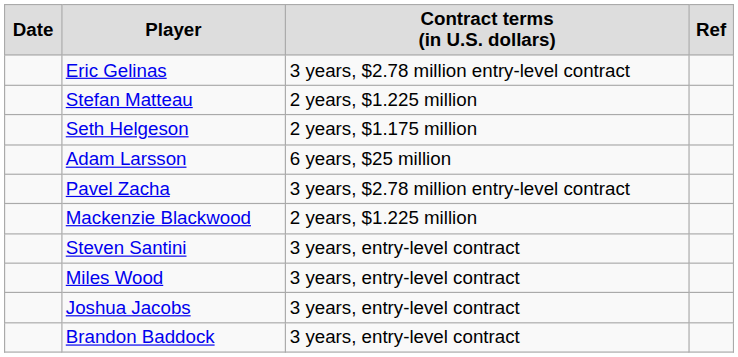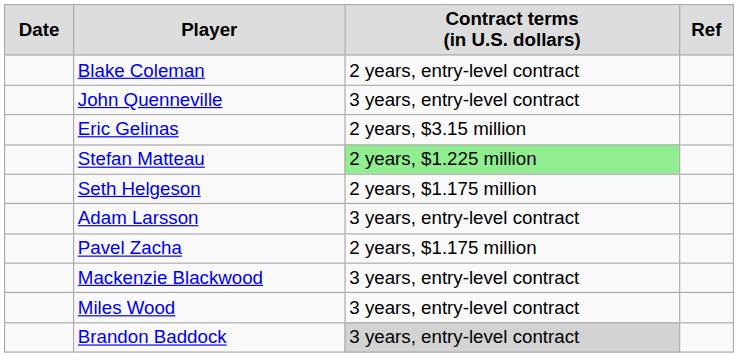+ row: (141, 70)
+ row: (150, 99)
(460, 70) 3 years, $2.78 million entry-level contract -> (438, 129) 2 years, $3.15 million
(383, 99) no background -> (443, 159) lightgreen background
(370, 159) 6 years, $25 million -> (464, 218) 3 years, entry-level contract
(460, 188) 3 years, $2.78 million entry-level contract -> (443, 248) 2 years, $1.175 million
(383, 218) 2 years, $1.225 million -> (464, 277) 3 years, entry-level contract
- row: (126, 248)
- row: (128, 307)
(405, 337) no background -> (464, 337) lightgrey background
